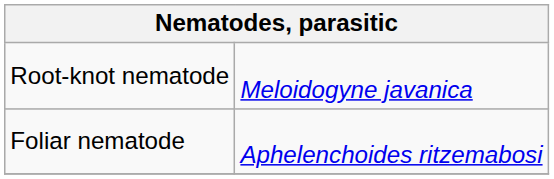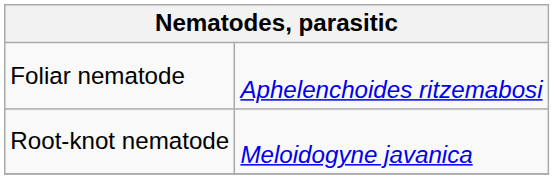rows swapped: (98, 141) <-> (120, 75)
